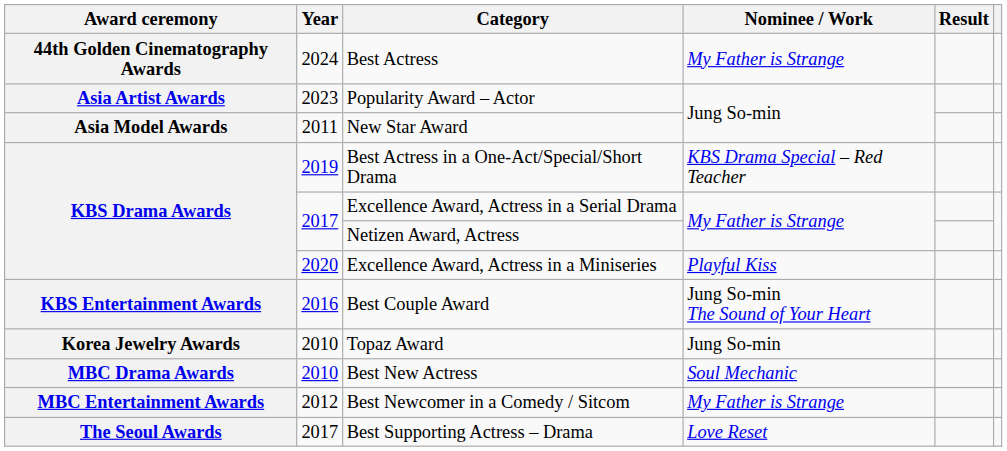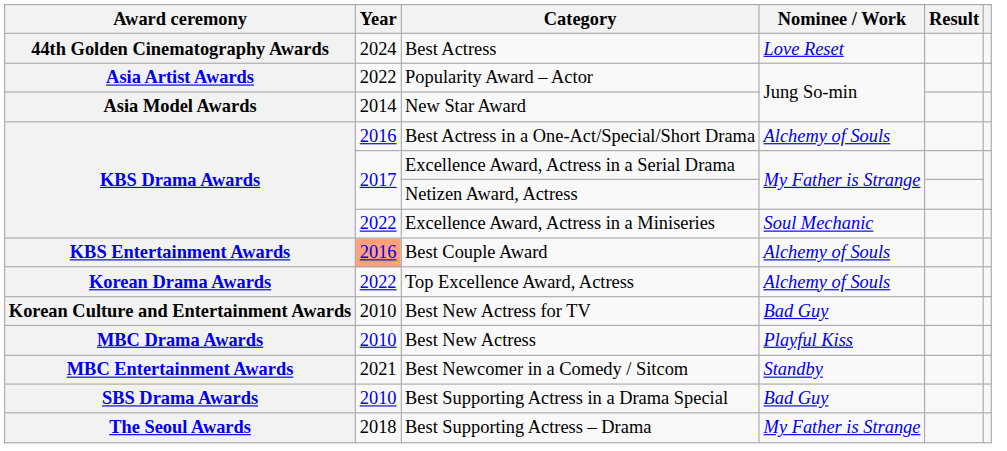(766, 58) My Father is Strange -> (804, 48) Love Reset
(320, 98) 2023 -> (378, 77) 2022
(320, 127) 2011 -> (378, 106) 2014
(320, 166) 2019 -> (378, 135) 2016
(785, 166) KBS Drama Special – Red Teacher -> (827, 135) Alchemy of Souls
(320, 264) 2020 -> (378, 223) 2022
(732, 264) Playful Kiss -> (818, 223) Soul Mechanic
(320, 304) no background -> (378, 252) lightsalmon background
(779, 304) Jung So-min The Sound of Your Heart -> (827, 252) Alchemy of Souls
- row: (395, 343)
+ row: (520, 281)
+ row: (498, 310)
(742, 373) Soul Mechanic -> (808, 340) Playful Kiss
(320, 402) 2012 -> (378, 369) 2021
(766, 402) My Father is Strange -> (793, 369) Standby
+ row: (567, 398)
(320, 431) 2017 -> (378, 427) 2018
(727, 431) Love Reset -> (842, 427) My Father is Strange
